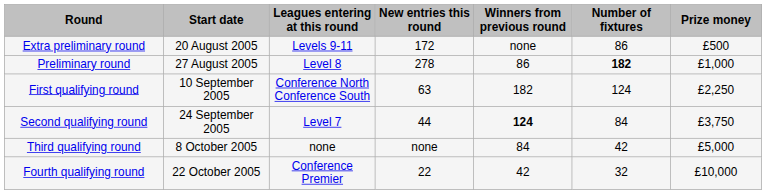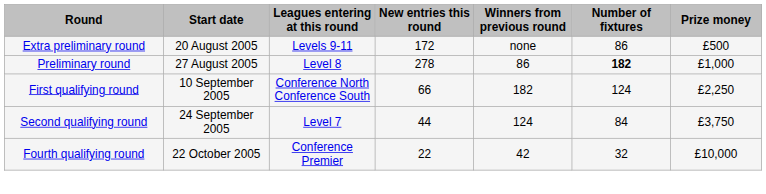(425, 90) 63 -> (425, 90) 66
(523, 122) bold -> (523, 122) normal
- row: (84, 147)
